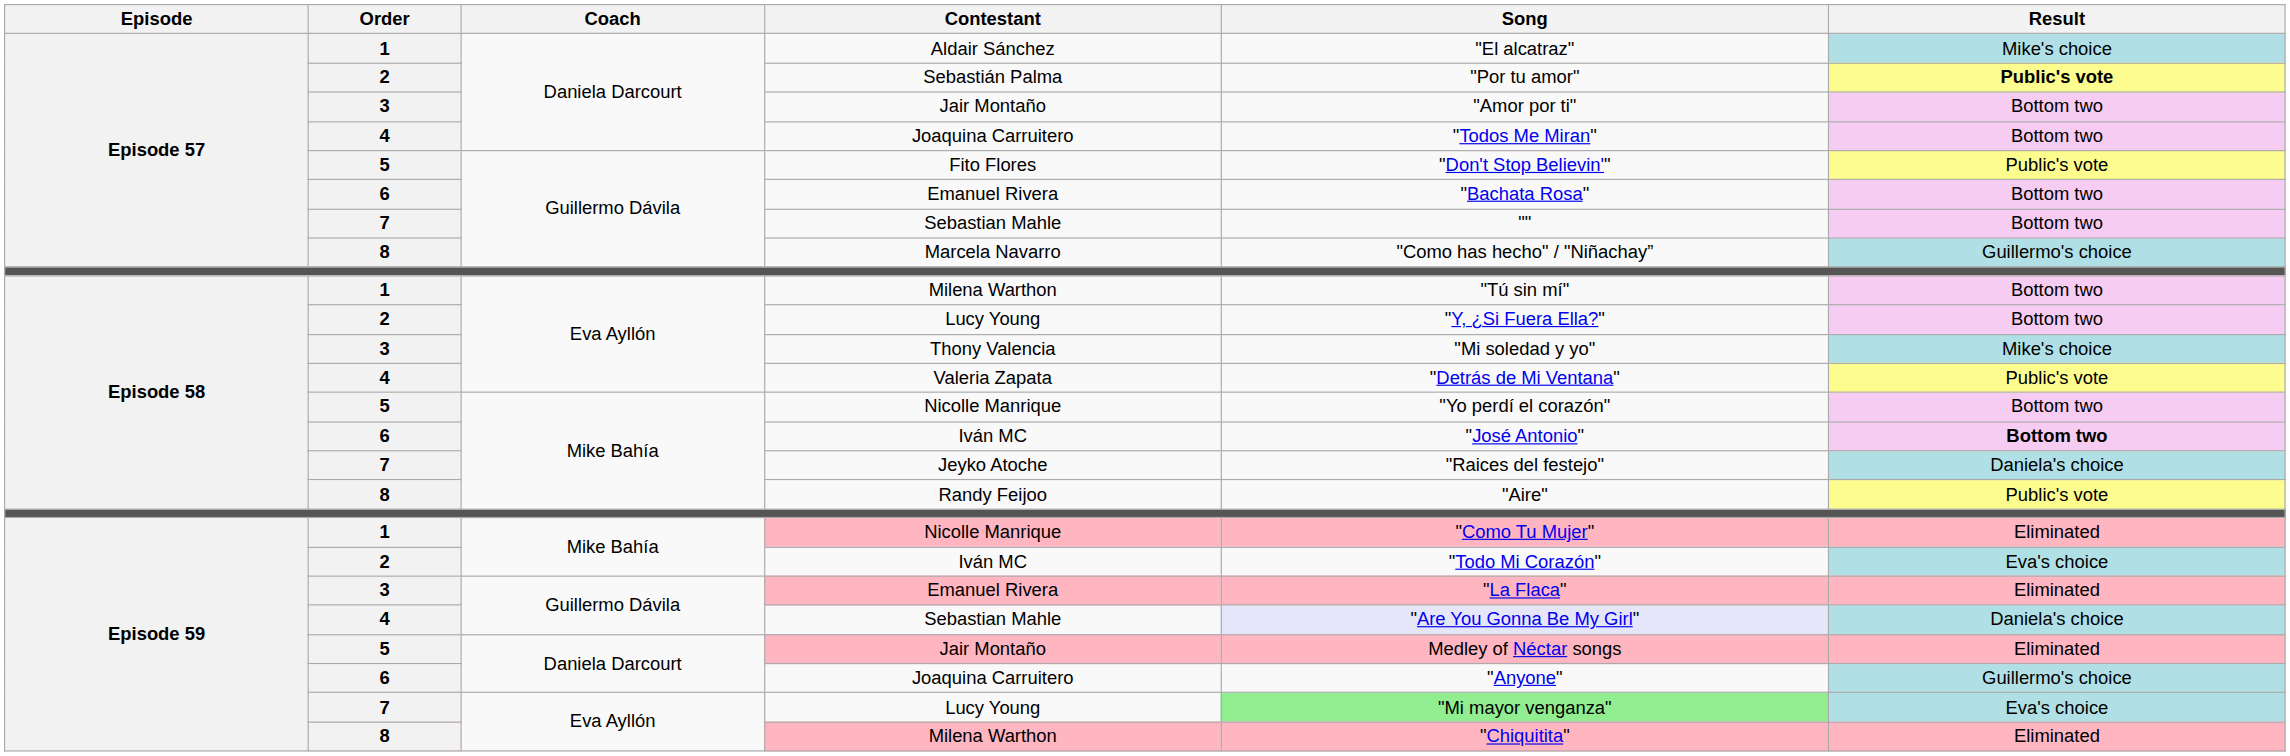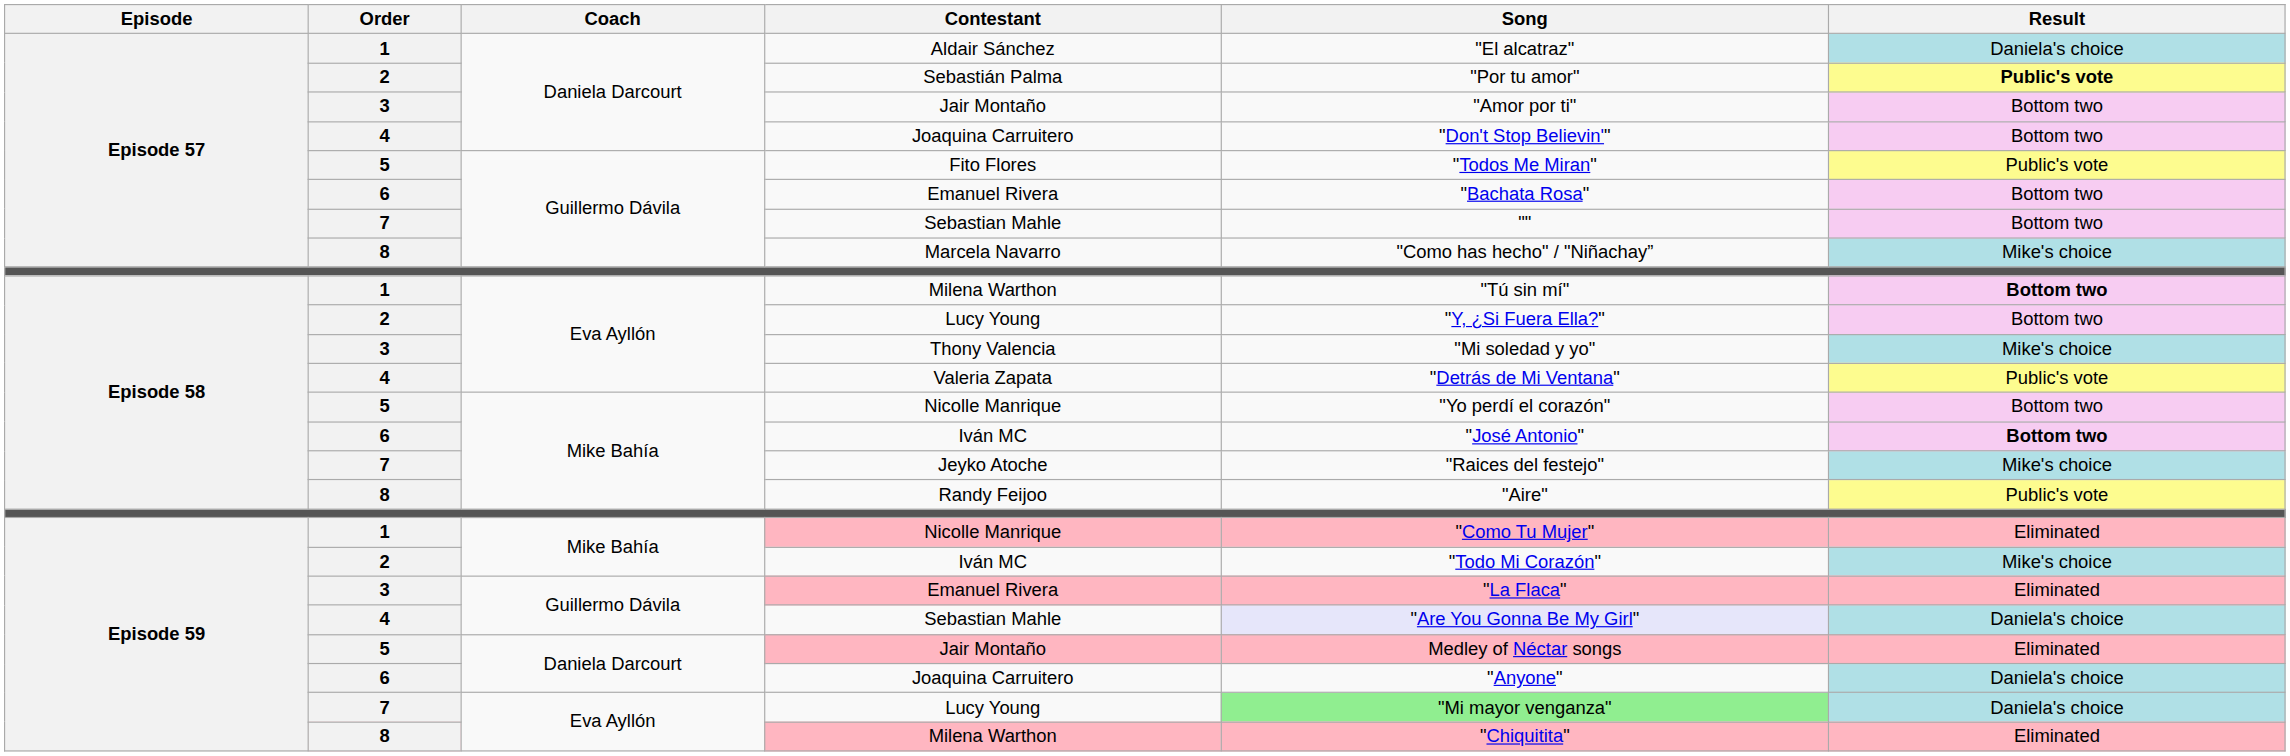(2057, 48) Mike's choice -> (2057, 48) Daniela's choice
(1525, 135) "Todos Me Miran" -> (1525, 135) "Don't Stop Believin'"
(1525, 164) "Don't Stop Believin'" -> (1525, 164) "Todos Me Miran"
(2057, 252) Guillermo's choice -> (2057, 252) Mike's choice
(2057, 290) normal -> (2057, 290) bold
(2057, 465) Daniela's choice -> (2057, 465) Mike's choice
(2057, 561) Eva's choice -> (2057, 561) Mike's choice
(2057, 678) Guillermo's choice -> (2057, 678) Daniela's choice
(2057, 707) Eva's choice -> (2057, 707) Daniela's choice
